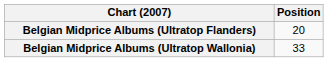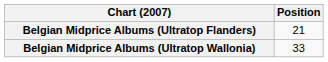(299, 30) 20 -> (299, 30) 21
